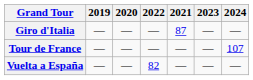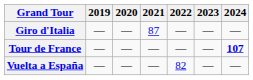columns swapped: (181, 13) <-> (154, 13)
(235, 48) normal -> (235, 48) bold
